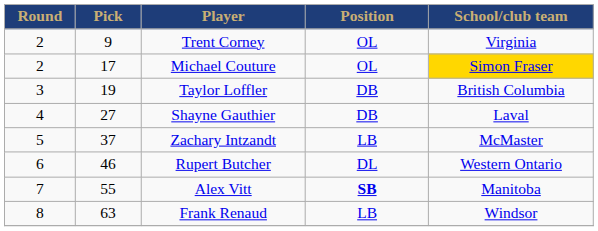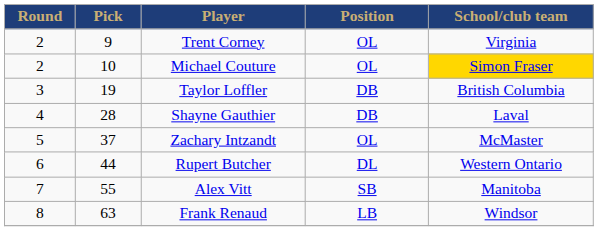(108, 66) 17 -> (108, 66) 10
(108, 115) 27 -> (108, 115) 28
(367, 139) LB -> (367, 139) OL
(108, 164) 46 -> (108, 164) 44
(367, 189) bold -> (367, 189) normal
